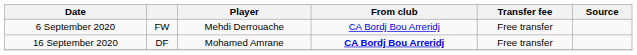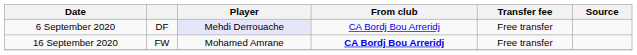(162, 27) FW -> (162, 27) DF
(244, 27) no background -> (244, 27) lavender background
(162, 42) DF -> (162, 42) FW
